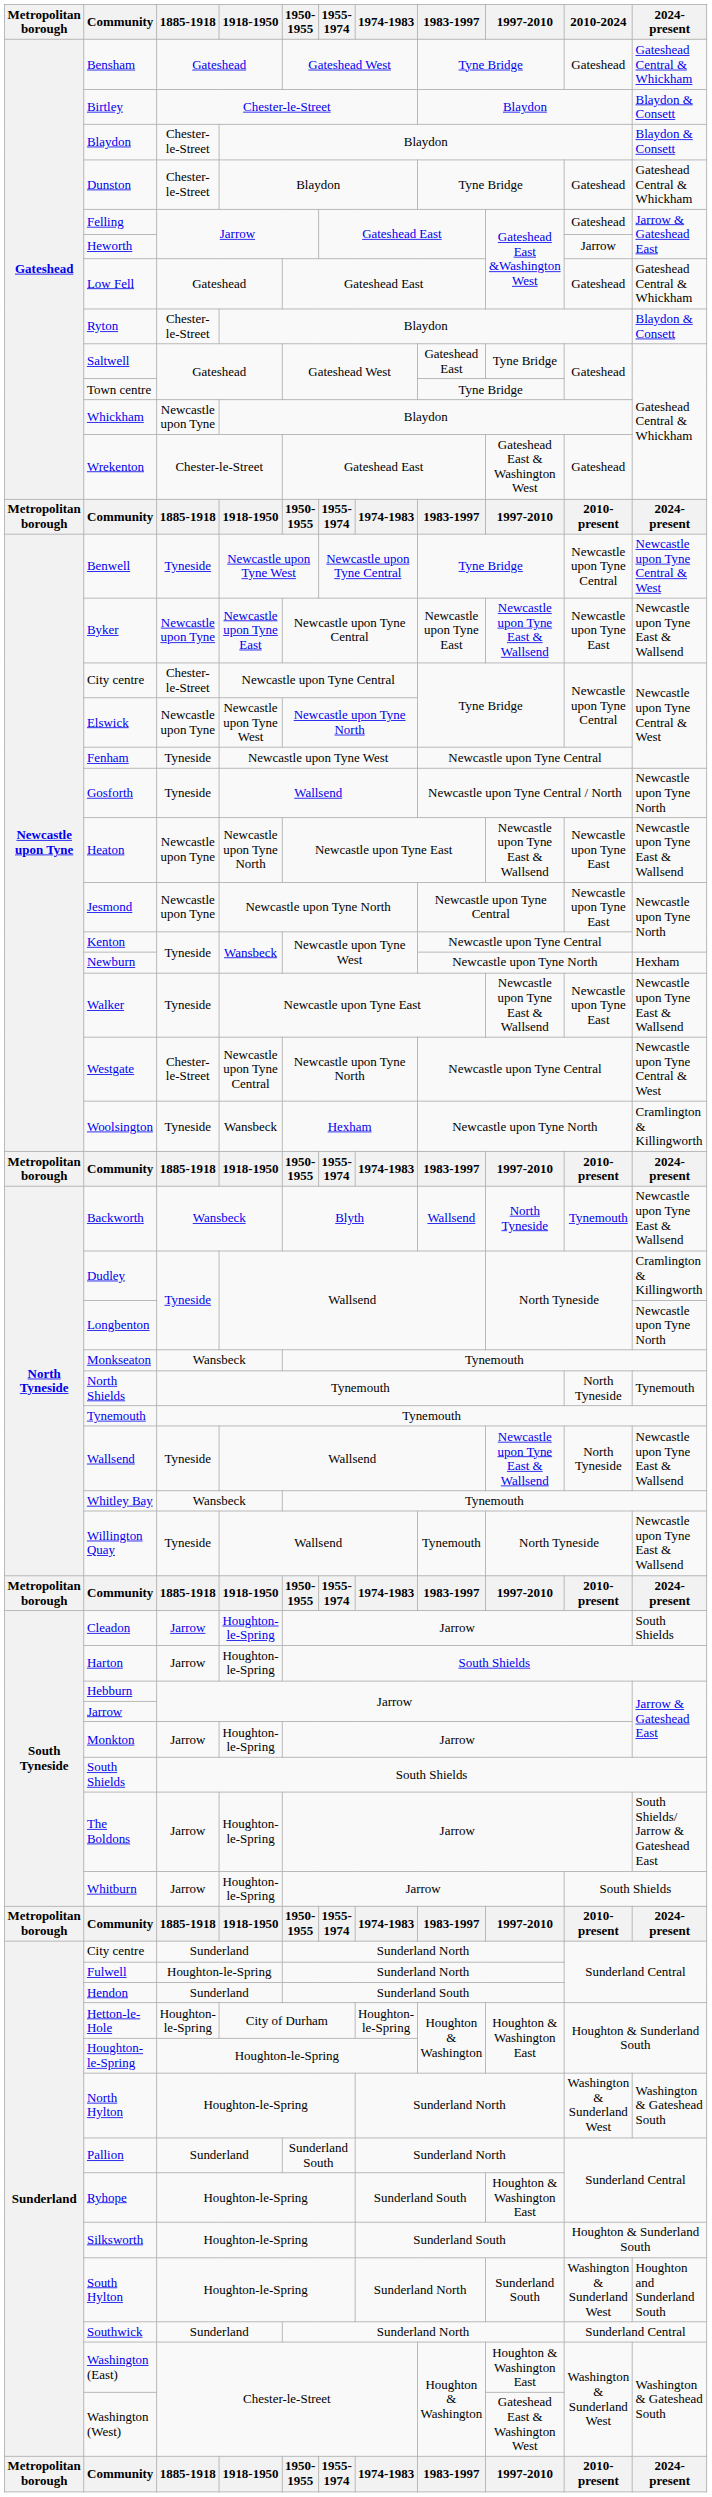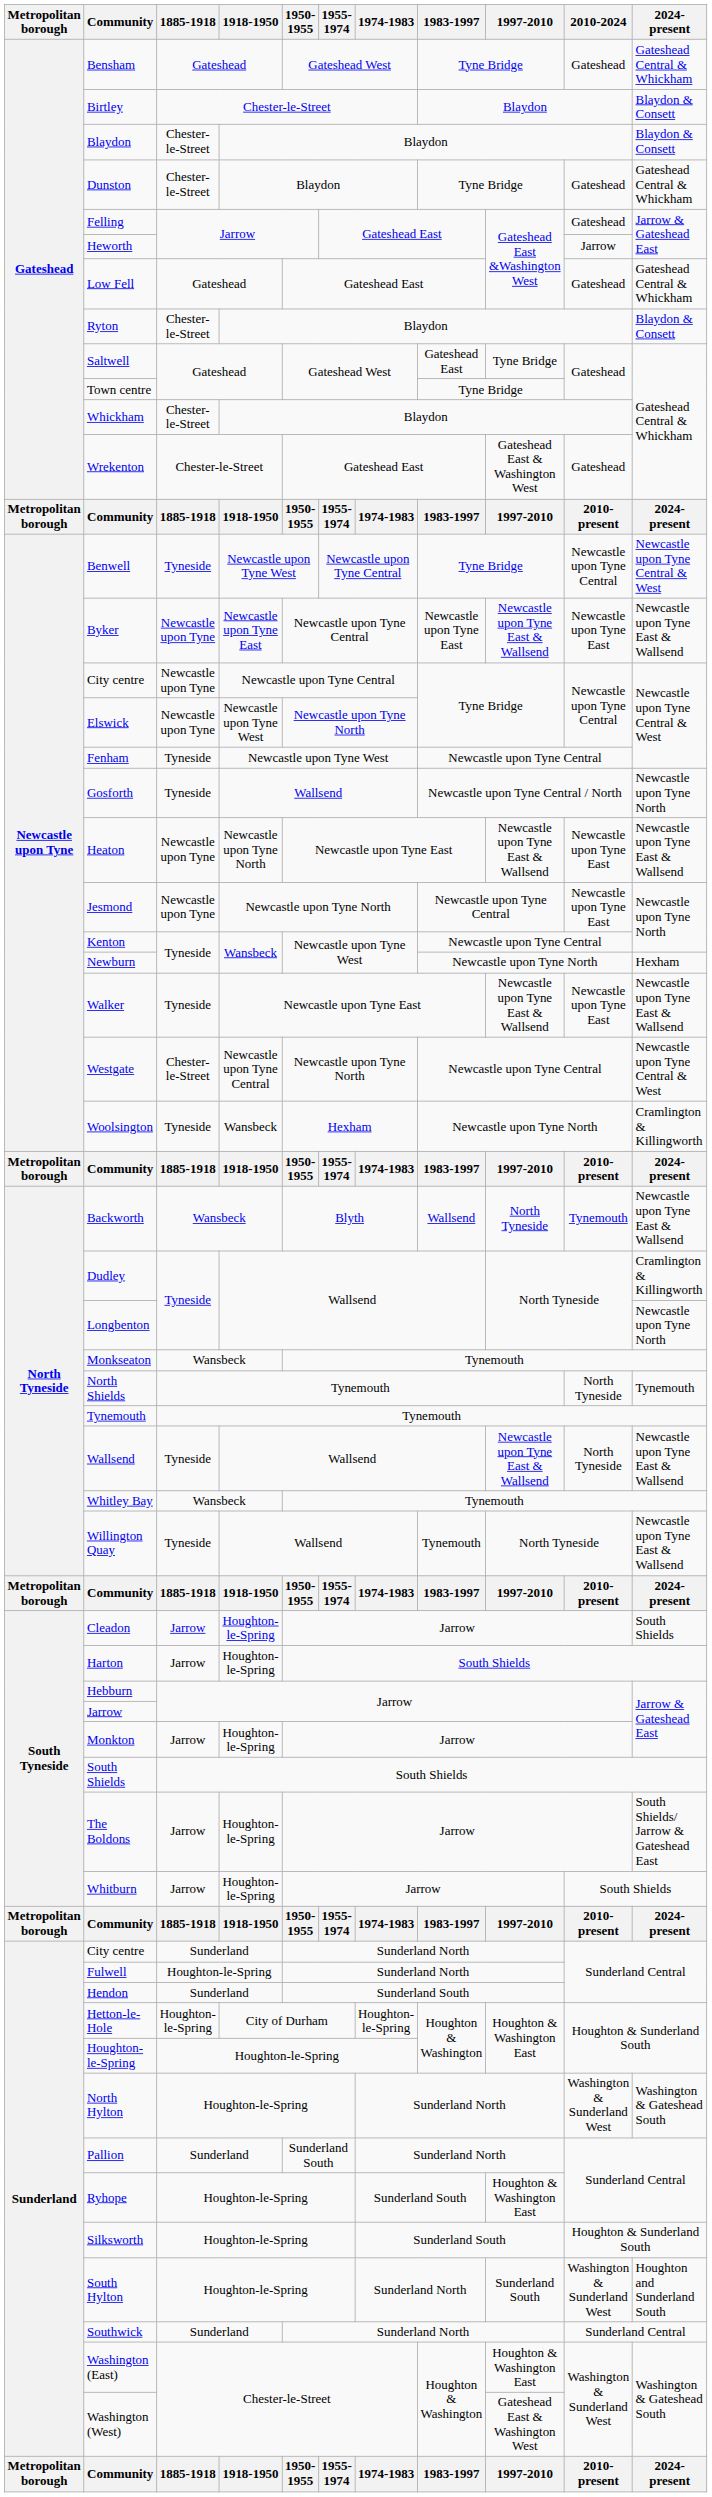(188, 417) Newcastle upon Tyne -> (188, 417) Chester-le-Street
(188, 680) Chester-le-Street -> (188, 680) Newcastle upon Tyne
